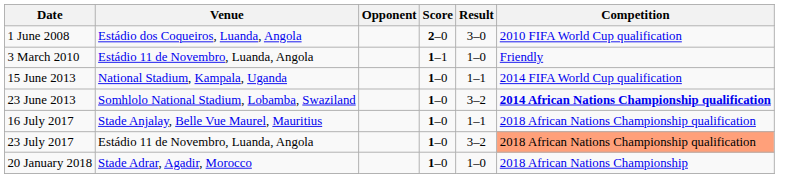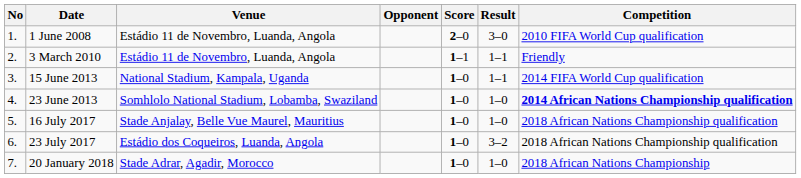+ column: (15, 15)
(200, 36) Estádio dos Coqueiros, Luanda, Angola -> (228, 36) Estádio 11 de Novembro, Luanda, Angola
(476, 57) 1–0 -> (498, 57) 1–1
(476, 100) 3–2 -> (498, 100) 1–0
(476, 121) 1–1 -> (498, 121) 1–0
(206, 142) Estádio 11 de Novembro, Luanda, Angola -> (222, 142) Estádio dos Coqueiros, Luanda, Angola
(628, 142) lightsalmon background -> (650, 142) no background
